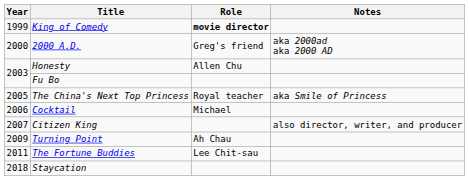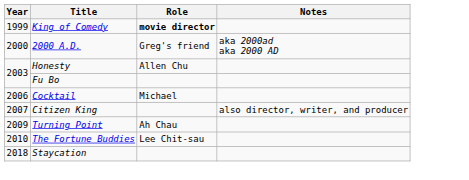- row: (111, 95)
(17, 154) 2011 -> (17, 139) 2010
